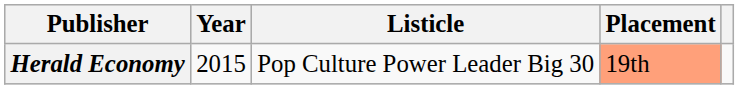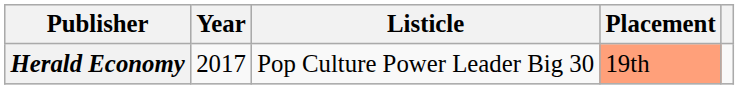(221, 63) 2015 -> (221, 63) 2017
